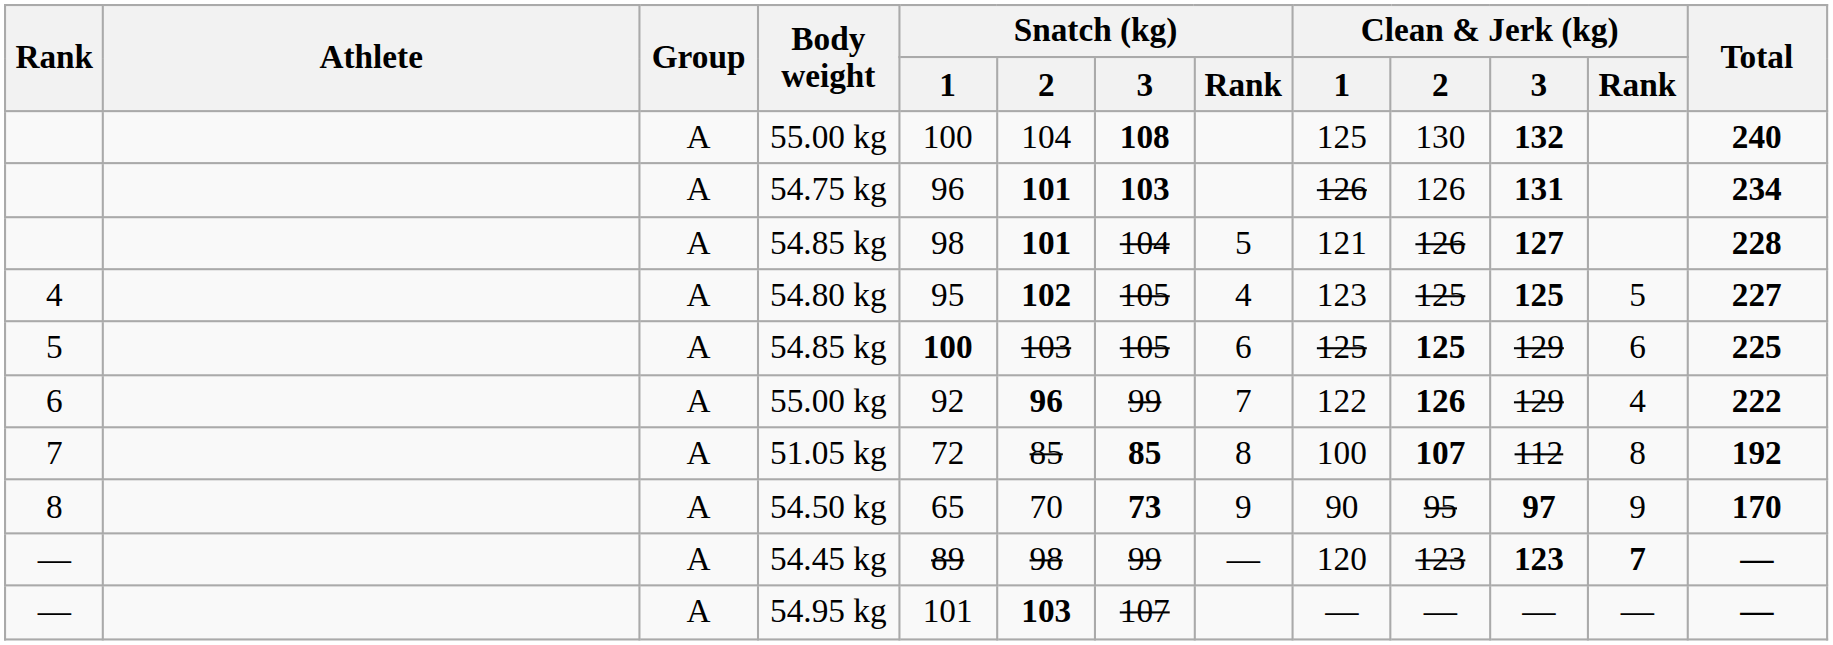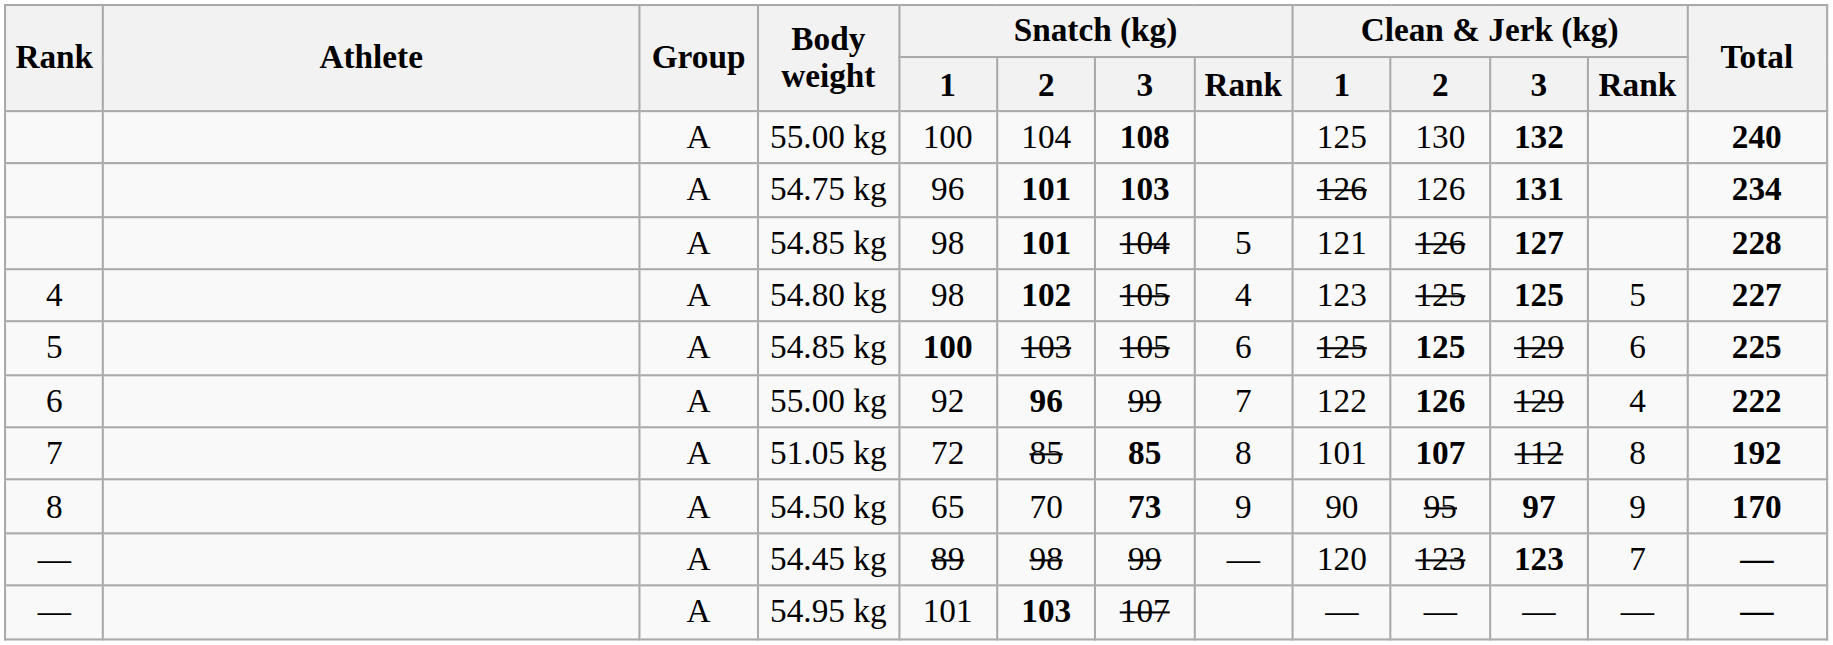(948, 294) 95 -> (948, 294) 98
(1342, 453) 100 -> (1342, 453) 101
(1637, 558) bold -> (1637, 558) normal
